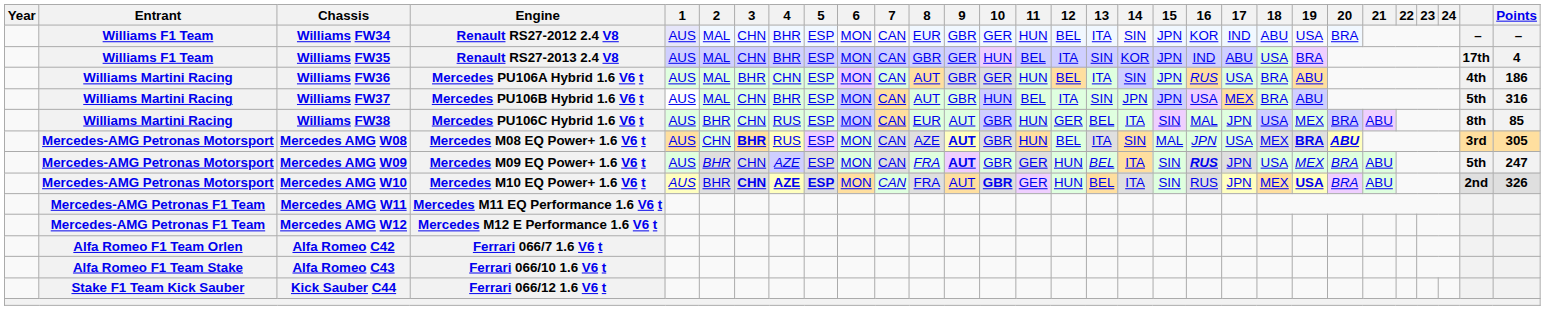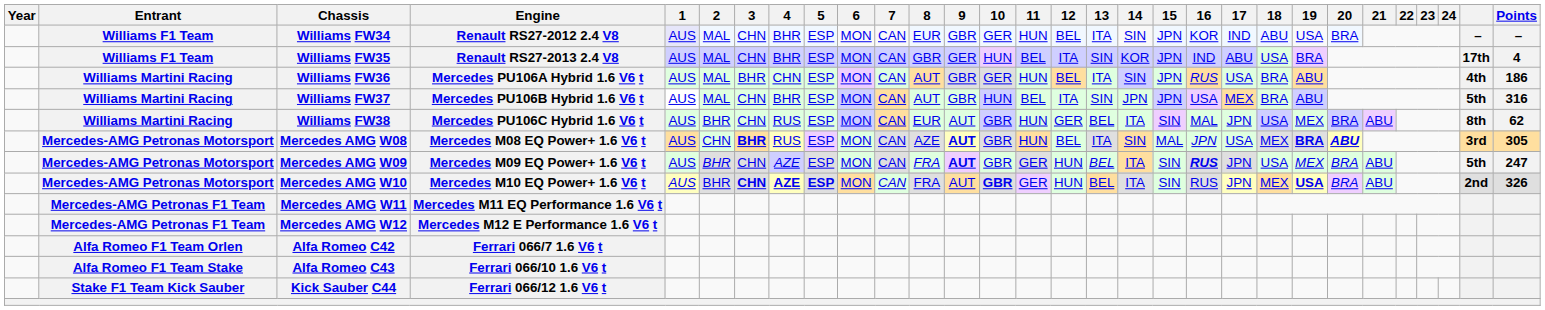(1517, 120) 85 -> (1517, 120) 62
